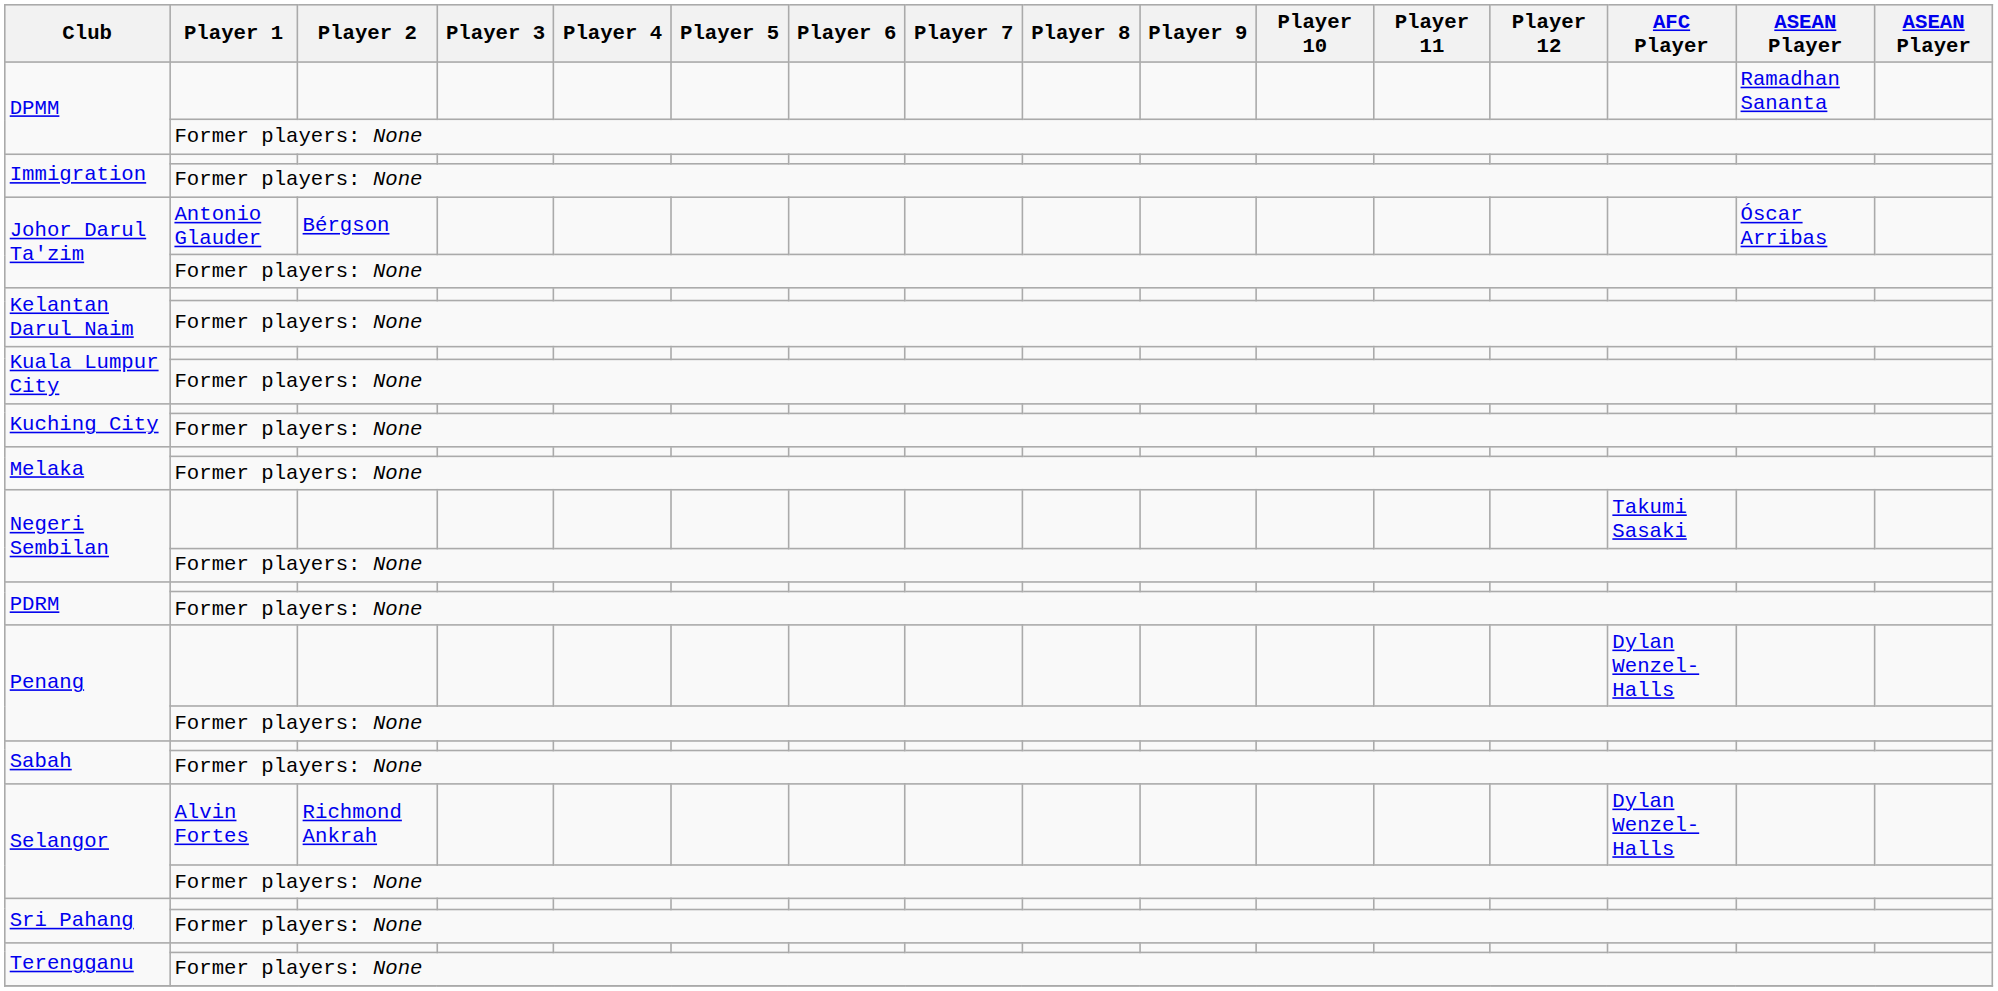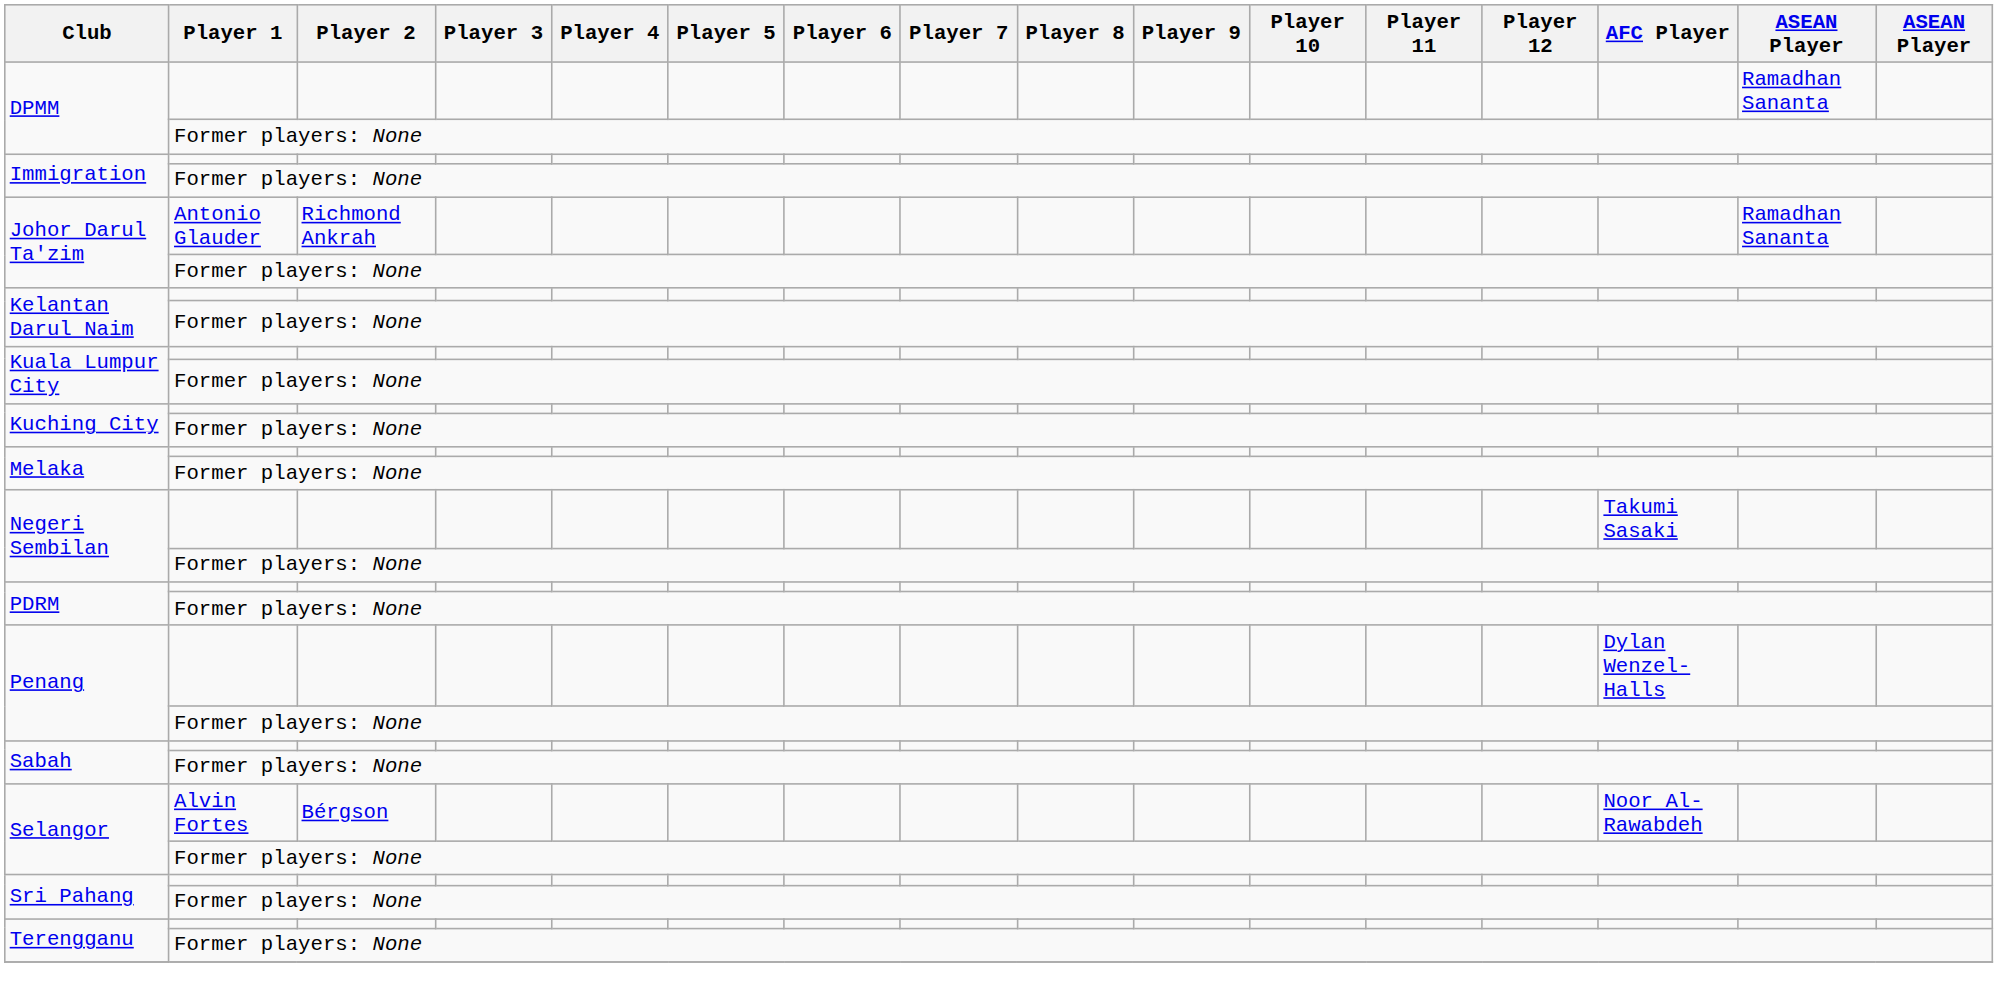(346, 226) Bérgson -> (351, 226) Richmond Ankrah
(1784, 226) Óscar Arribas -> (1792, 226) Ramadhan Sananta
(352, 824) Richmond Ankrah -> (345, 813) Bérgson
(1656, 824) Dylan Wenzel-Halls -> (1653, 813) Noor Al-Rawabdeh
